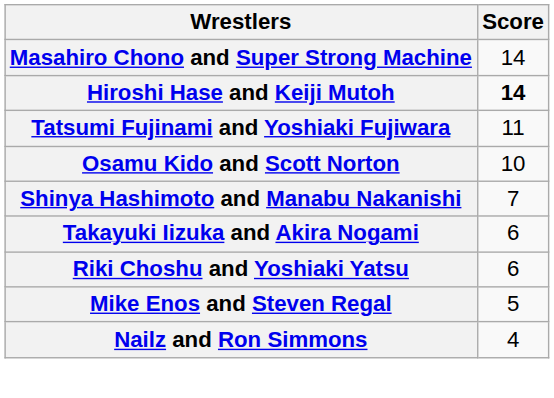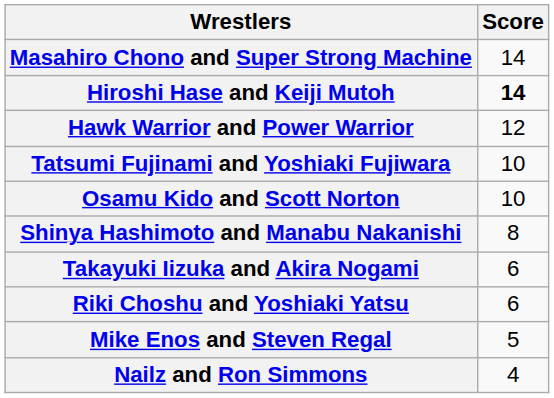+ row: (241, 127)
(513, 127) 11 -> (513, 163) 10
(513, 198) 7 -> (513, 233) 8
